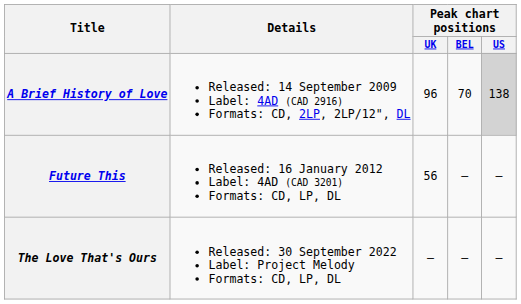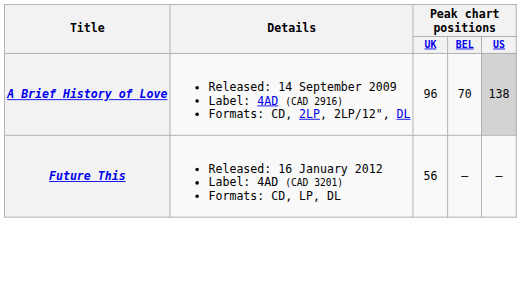- row: (87, 258)
